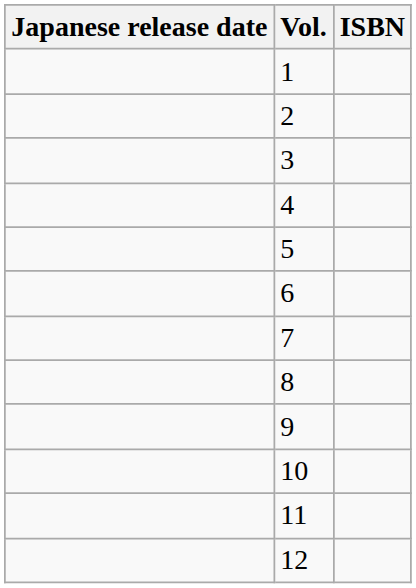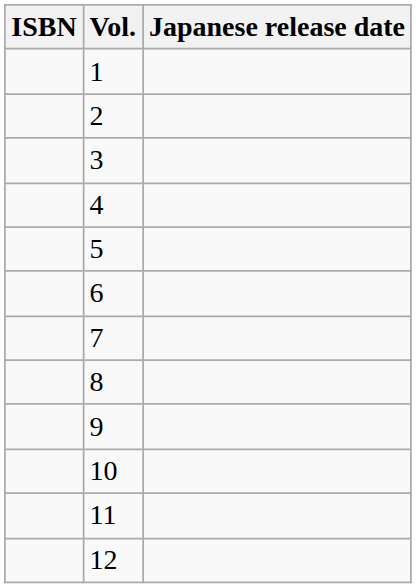columns swapped: (139, 26) <-> (372, 26)
